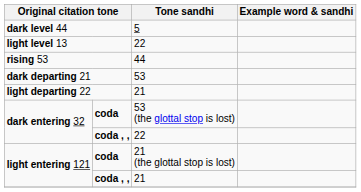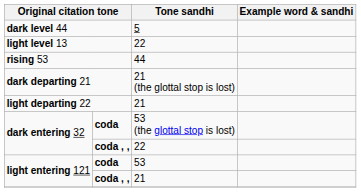(140, 76) 53 -> (185, 82) 21 (the glottal stop is lost)
(185, 157) 21 (the glottal stop is lost) -> (140, 163) 53
